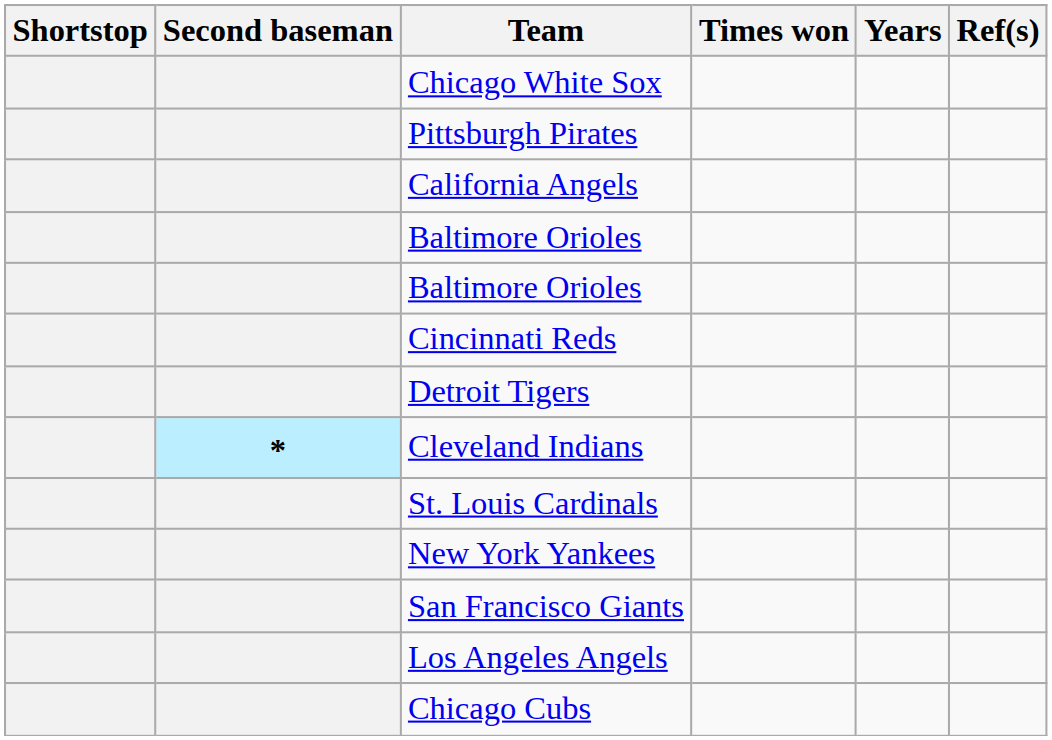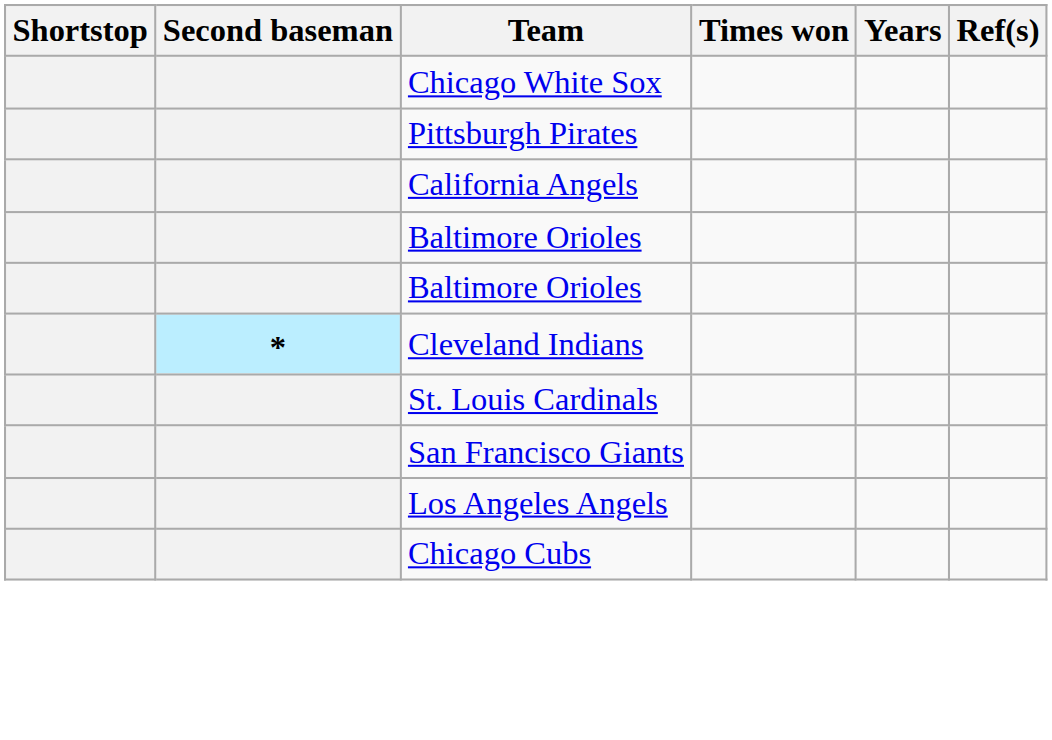- row: (278, 340)
- row: (278, 391)
- row: (278, 555)
